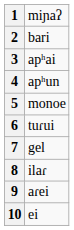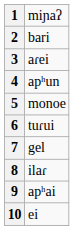(42, 59) apʰai -> (38, 59) aɾei
(38, 192) aɾei -> (42, 192) apʰai
